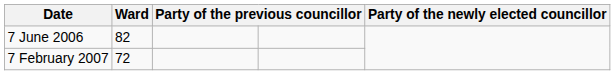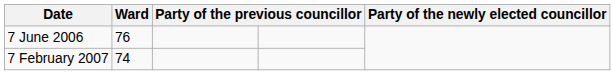(123, 37) 82 -> (123, 37) 76
(123, 59) 72 -> (123, 59) 74
